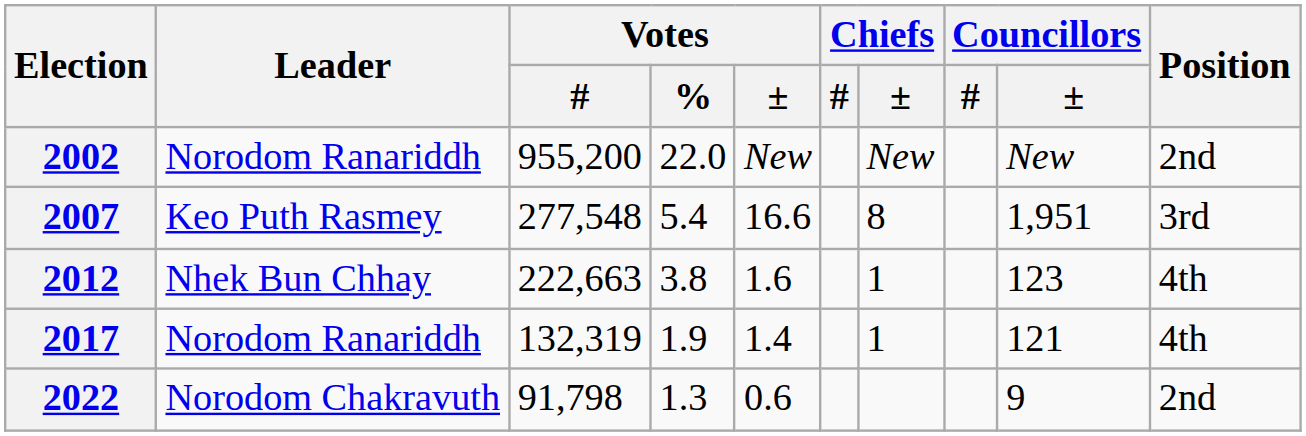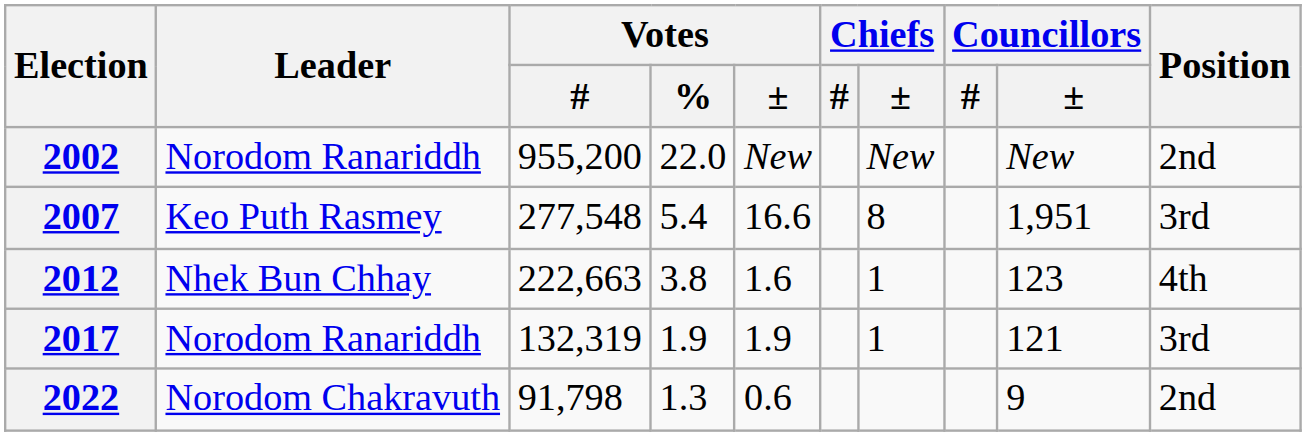(768, 338) 1.4 -> (768, 338) 1.9
(1183, 338) 4th -> (1184, 338) 3rd
